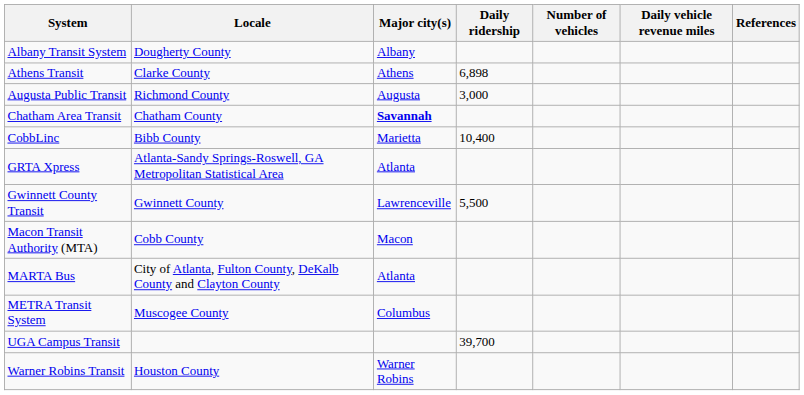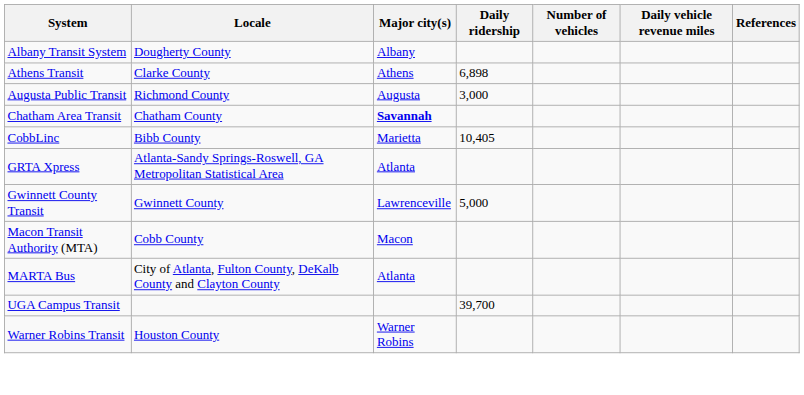(477, 137) 10,400 -> (477, 137) 10,405
(474, 203) 5,500 -> (474, 203) 5,000
- row: (49, 313)
